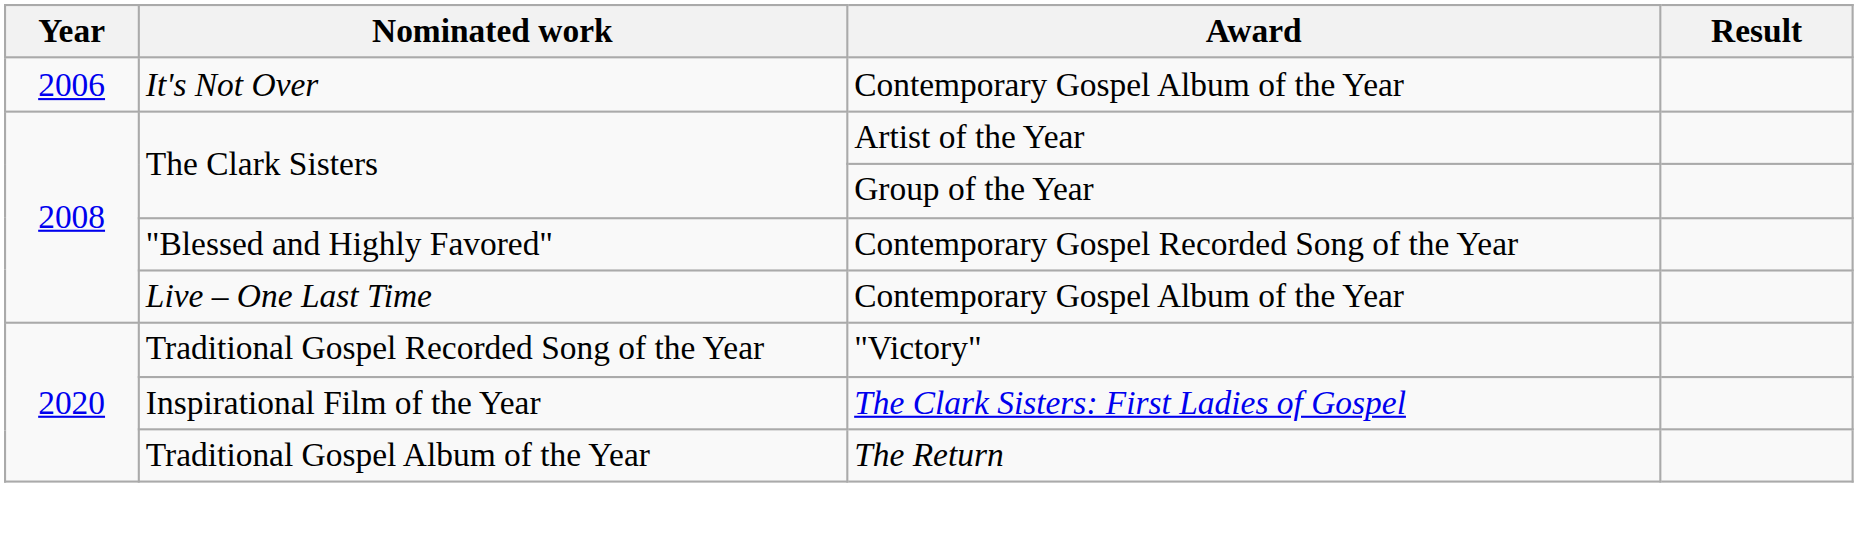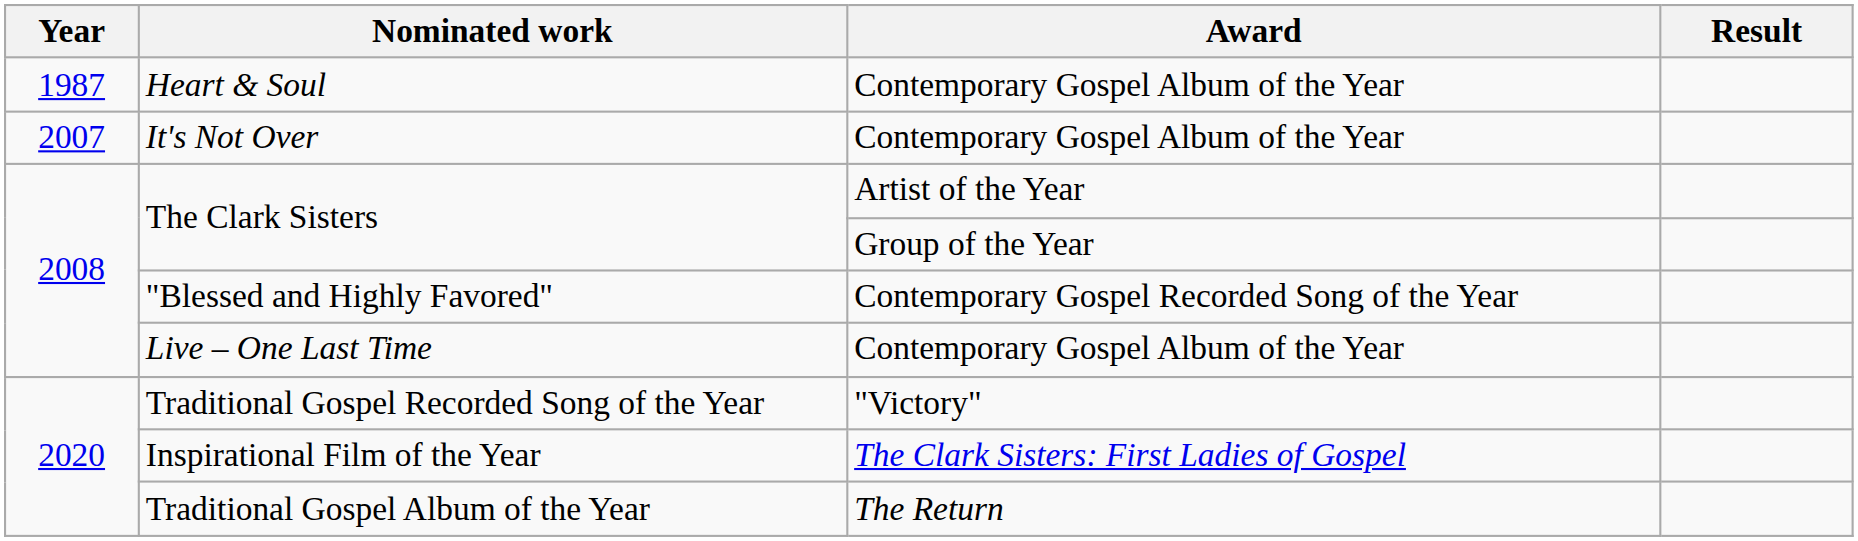+ row: (236, 84)
(72, 84) 2006 -> (72, 137) 2007
